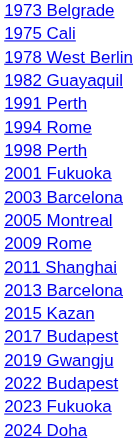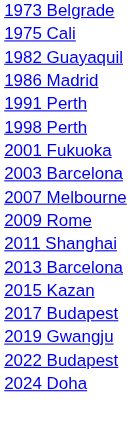- row: (69, 57)
+ row: (51, 80)
- row: (48, 127)
- row: (58, 220)
+ row: (65, 197)
- row: (58, 407)
